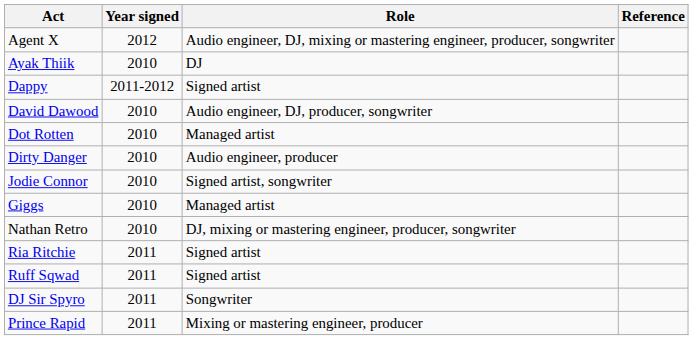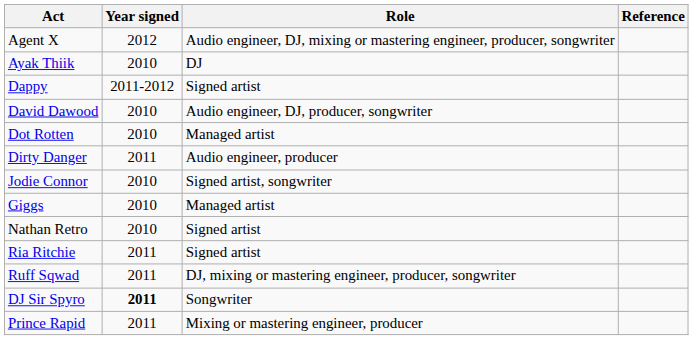(142, 157) 2010 -> (142, 157) 2011
(351, 228) DJ, mixing or mastering engineer, producer, songwriter -> (223, 228) Signed artist
(223, 275) Signed artist -> (351, 275) DJ, mixing or mastering engineer, producer, songwriter
(142, 299) normal -> (142, 299) bold
